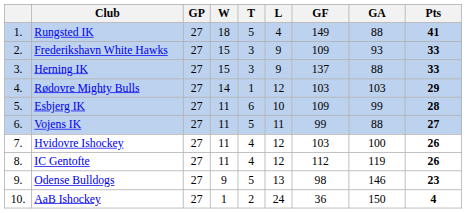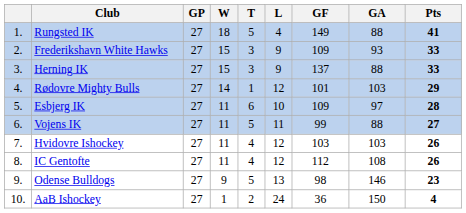(320, 87) 103 -> (320, 87) 101
(377, 106) 99 -> (377, 106) 97
(377, 143) 100 -> (377, 143) 103
(377, 161) 119 -> (377, 161) 108
